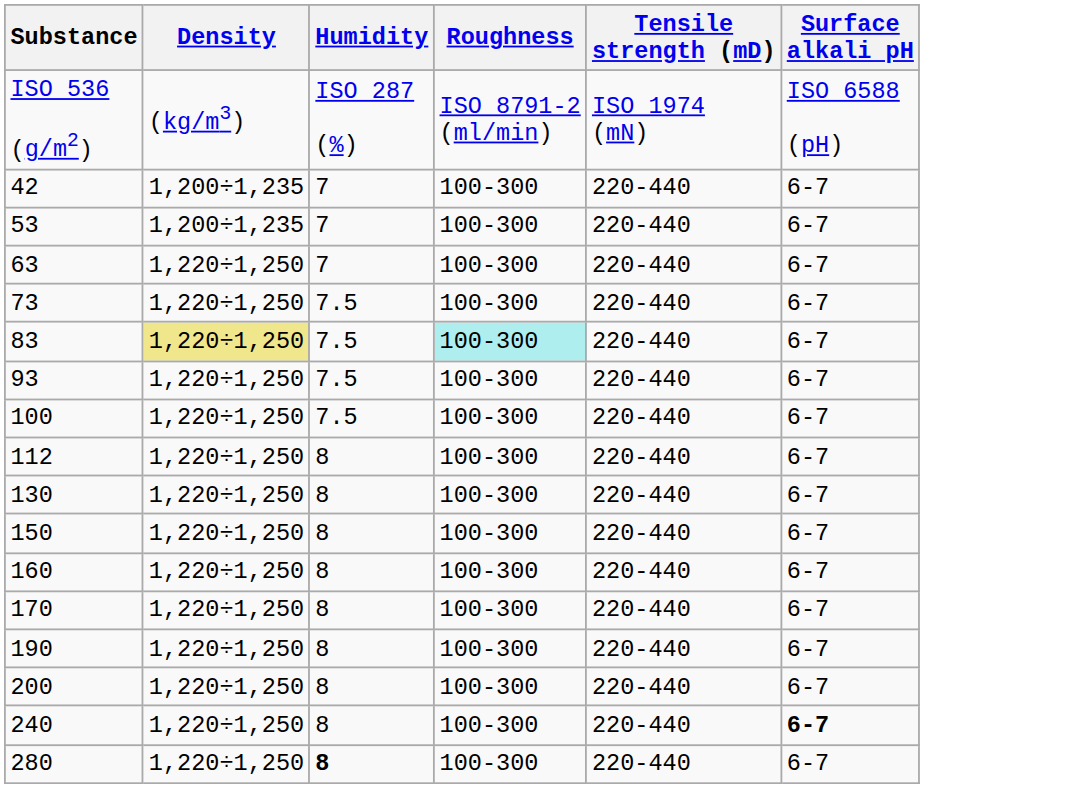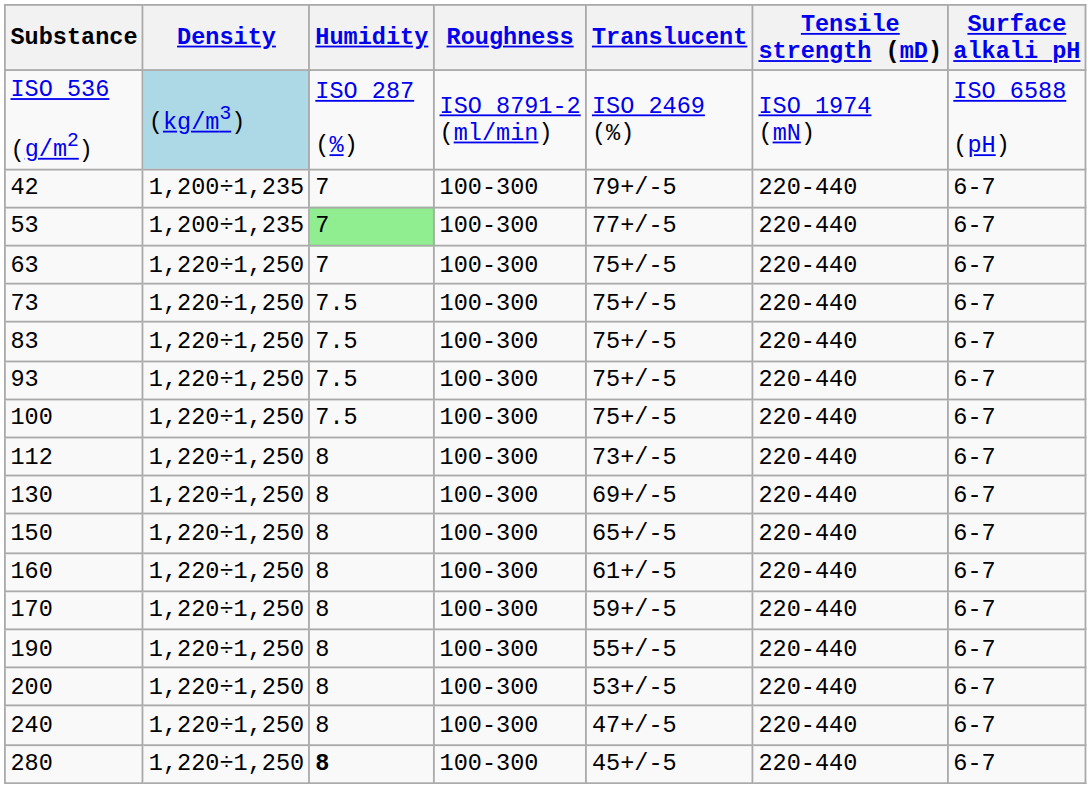+ column: (670, 38)
(197, 120) no background -> (197, 120) lightblue background
(322, 227) no background -> (322, 227) lightgreen background
(226, 342) khaki background -> (226, 342) no background
(489, 342) paleturquoise background -> (489, 342) no background
(808, 725) bold -> (974, 725) normal
